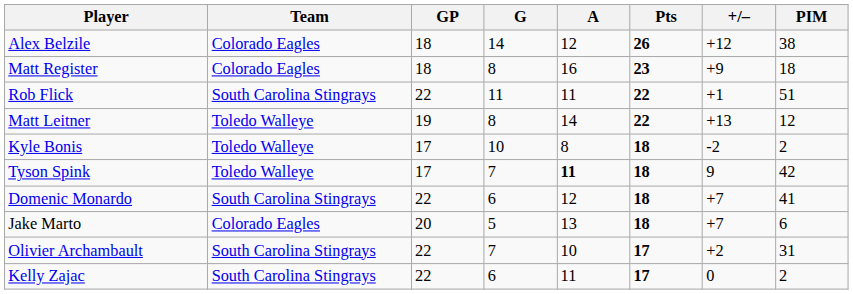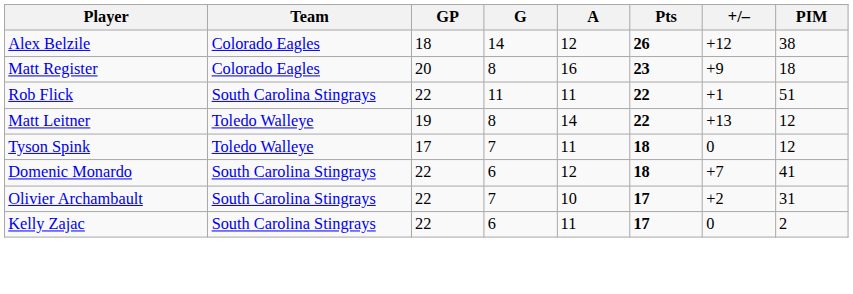(423, 69) 18 -> (423, 69) 20
- row: (45, 146)
(568, 172) bold -> (568, 146) normal
(710, 172) 9 -> (710, 146) 0
(787, 172) 42 -> (787, 146) 12
- row: (45, 224)
